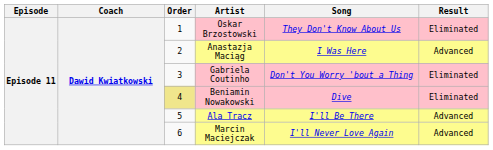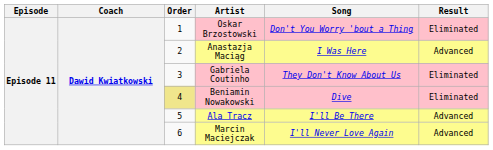(342, 29) They Don't Know About Us -> (342, 29) Don't You Worry 'bout a Thing
(342, 75) Don't You Worry 'bout a Thing -> (342, 75) They Don't Know About Us
